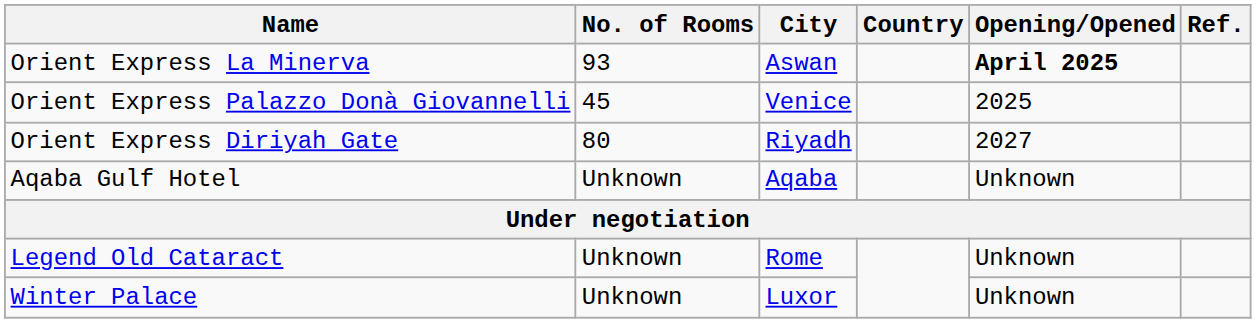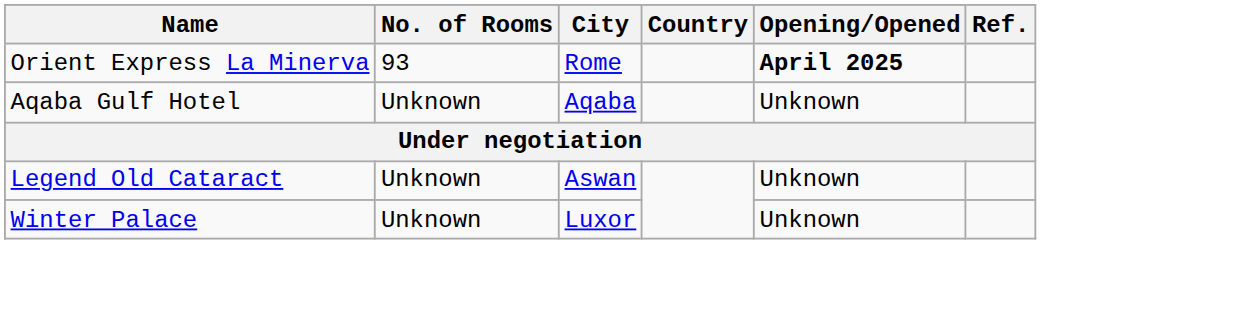(801, 63) Aswan -> (593, 63) Rome
- row: (291, 102)
- row: (204, 141)
(794, 258) Rome -> (600, 180) Aswan
